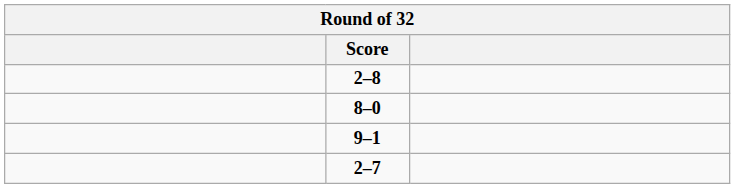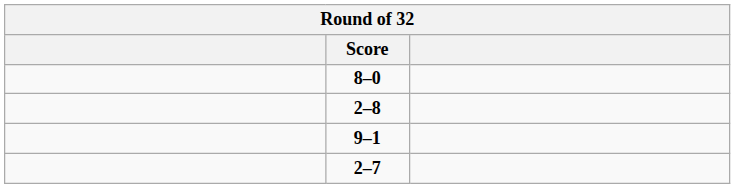rows swapped: (367, 79) <-> (367, 108)
